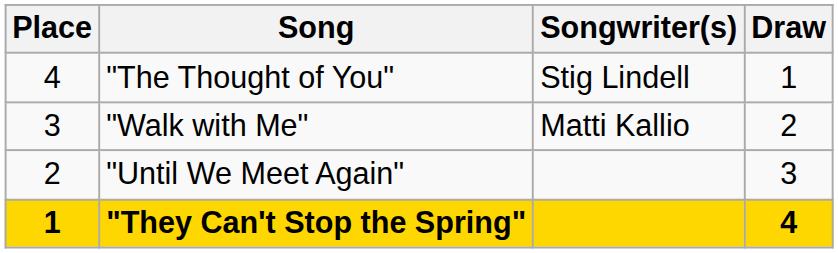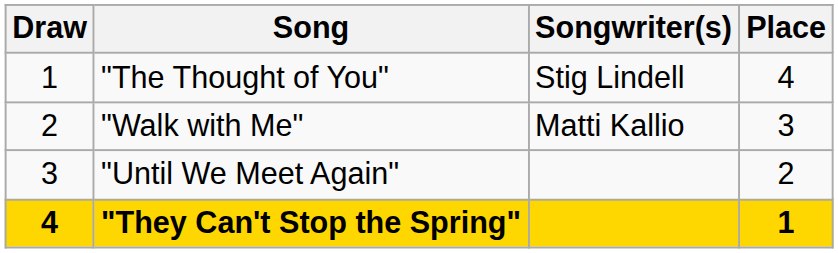columns swapped: (789, 28) <-> (52, 28)
